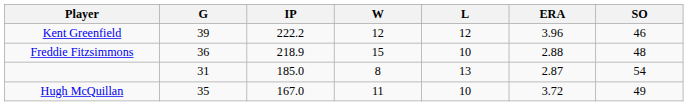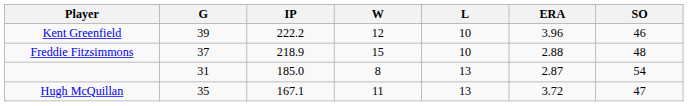(465, 33) 12 -> (465, 33) 10
(203, 52) 36 -> (203, 52) 37
(290, 91) 167.0 -> (290, 91) 167.1
(465, 91) 10 -> (465, 91) 13
(640, 91) 49 -> (640, 91) 47
